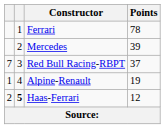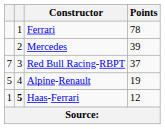(9, 80) 1 -> (9, 80) 5
(9, 97) 2 -> (9, 97) 1
